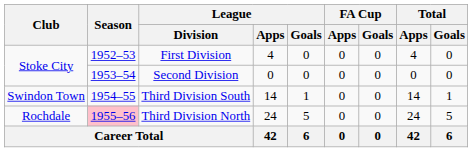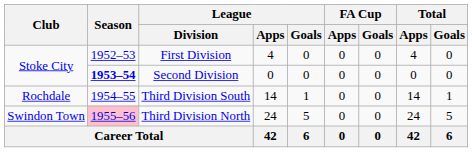(113, 75) normal -> (113, 75) bold
(46, 95) Swindon Town -> (46, 95) Rochdale
(46, 116) Rochdale -> (46, 116) Swindon Town
